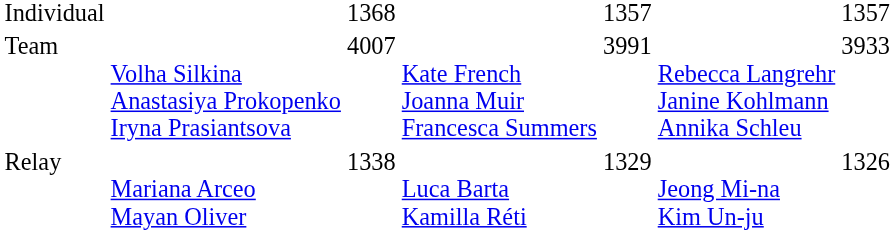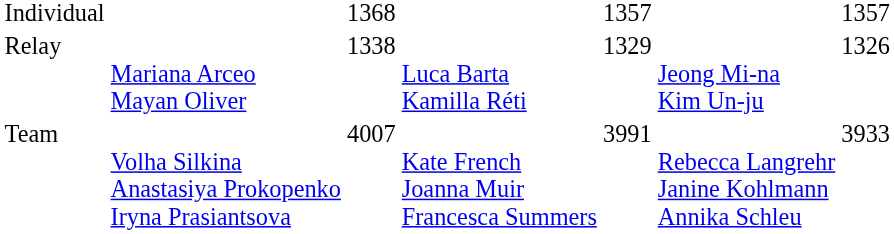rows swapped: (31, 46) <-> (33, 161)
